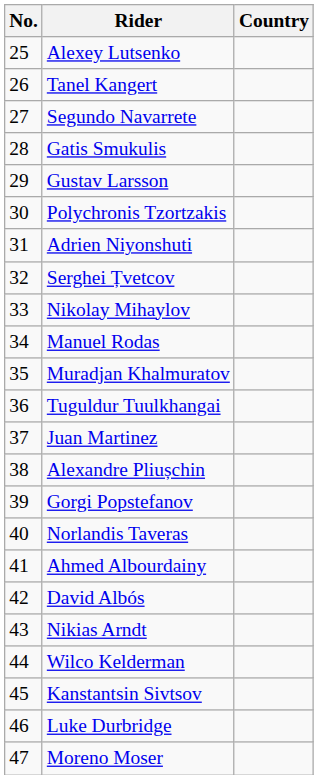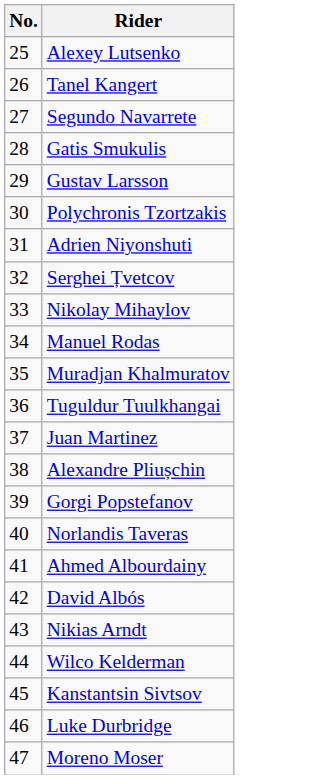- column: (274, 20)
